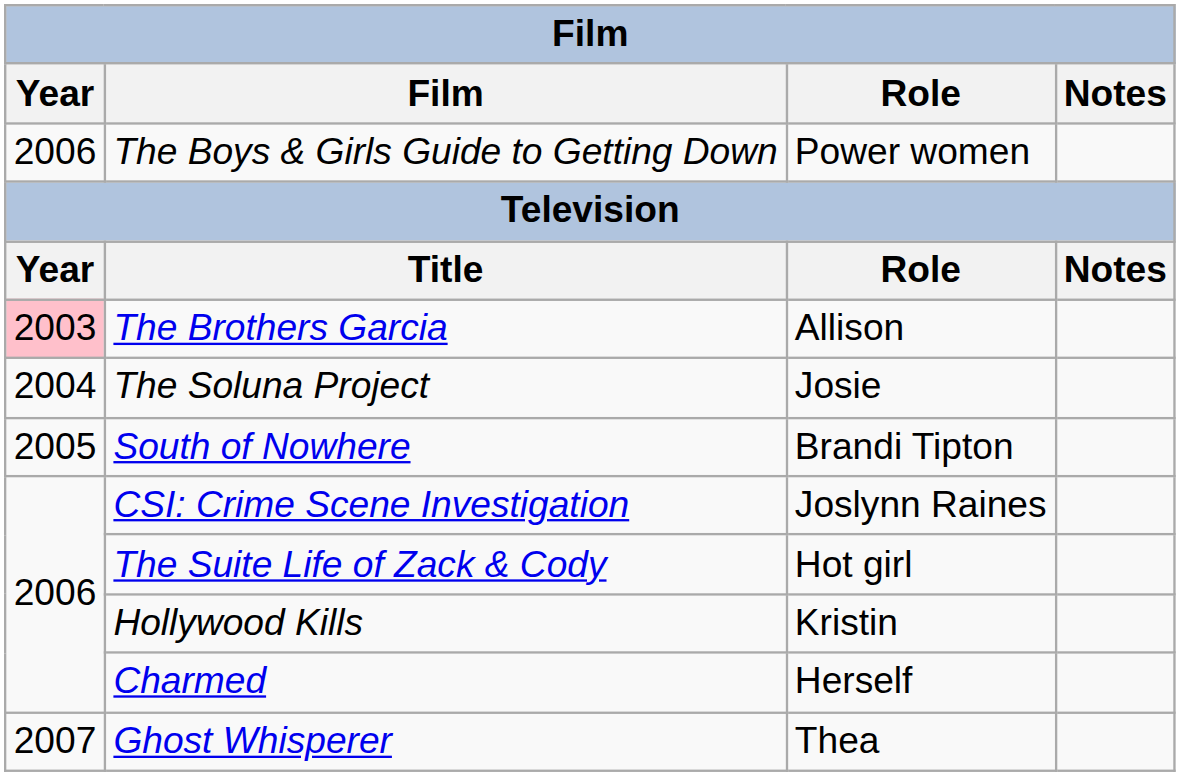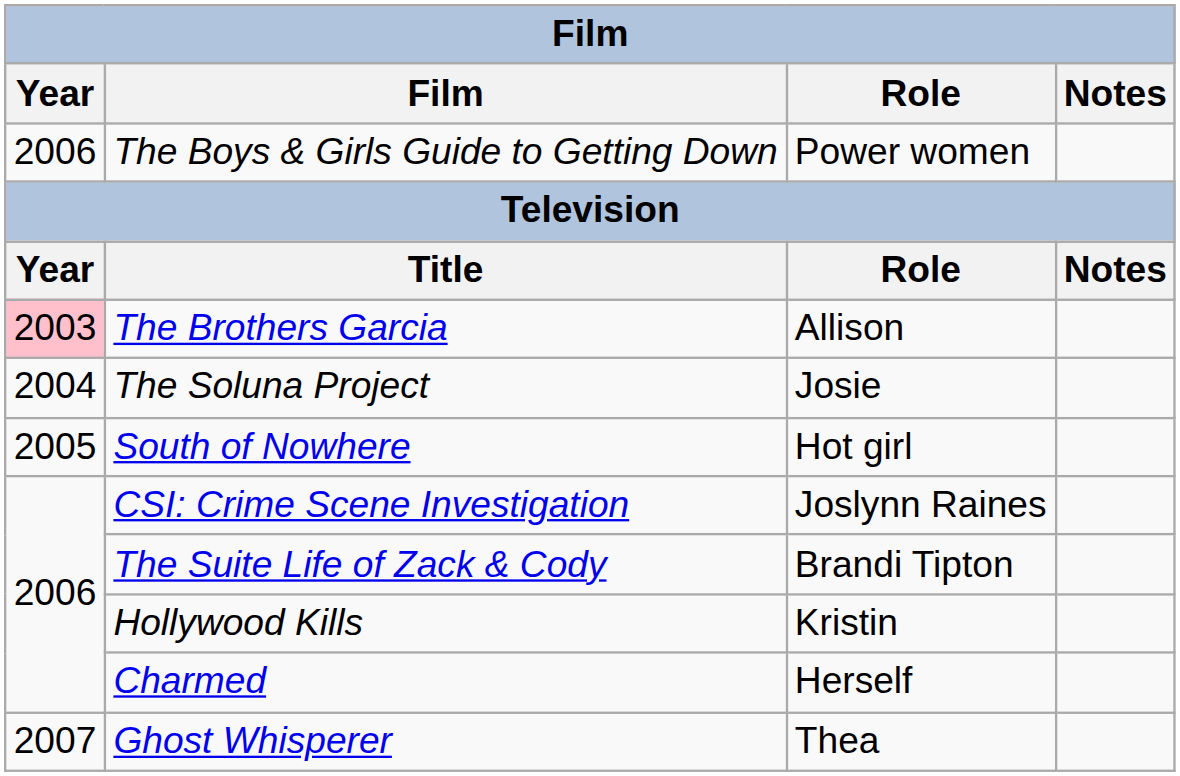(904, 446) Brandi Tipton -> (854, 446) Hot girl
(854, 563) Hot girl -> (904, 563) Brandi Tipton
